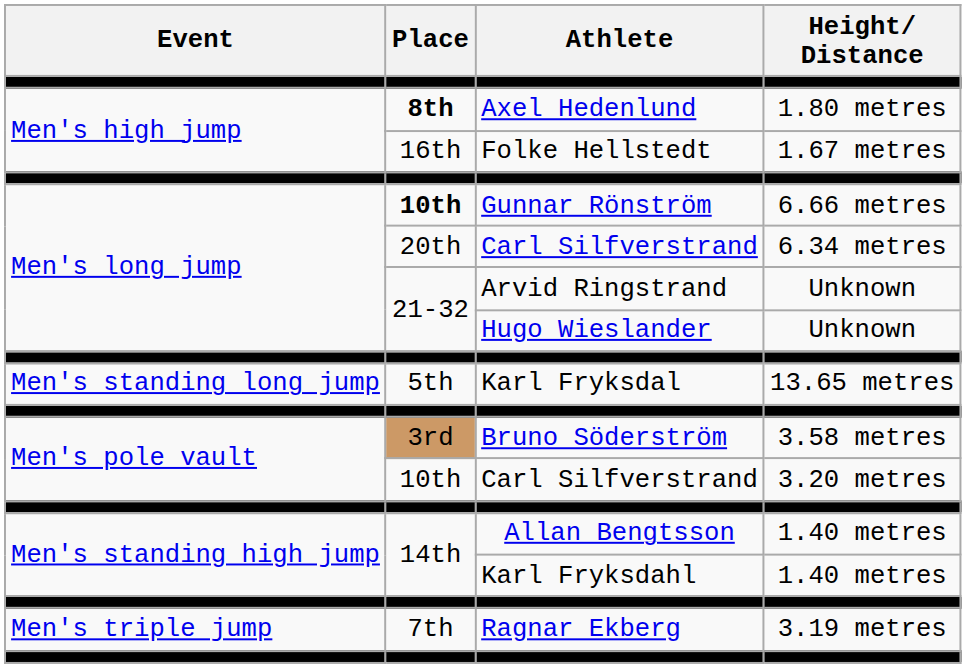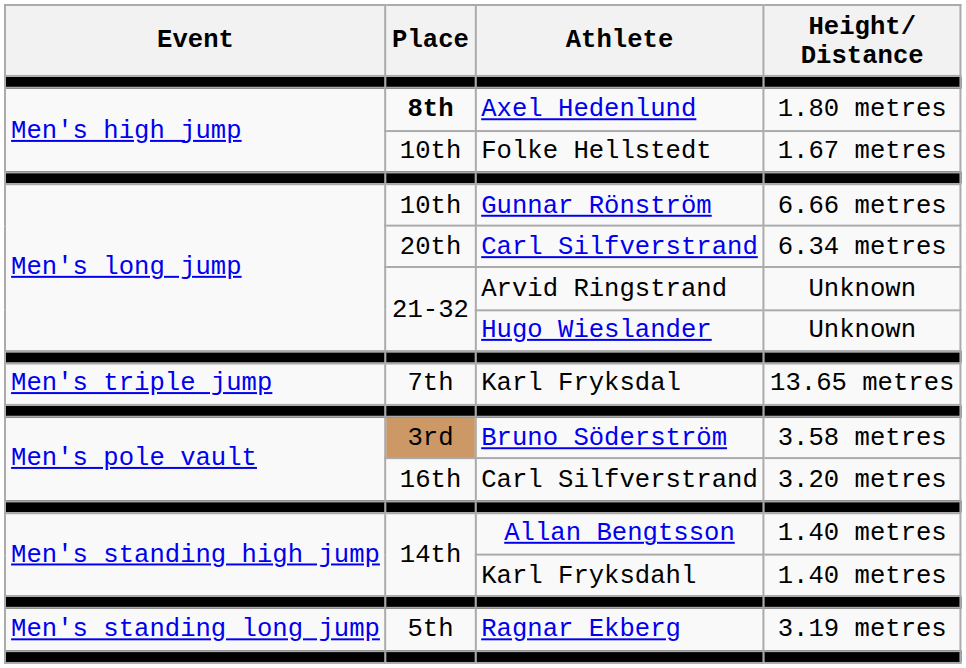(431, 151) 16th -> (431, 151) 10th
(431, 205) bold -> (431, 205) normal
(196, 384) Men's standing long jump -> (142, 384) Men's triple jump
(431, 384) 5th -> (431, 384) 7th
(431, 480) 10th -> (431, 480) 16th
(142, 629) Men's triple jump -> (196, 629) Men's standing long jump
(431, 629) 7th -> (431, 629) 5th
